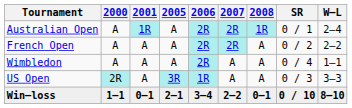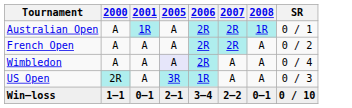- column: (332, 13)
(174, 62) no background -> (174, 62) lavender background
